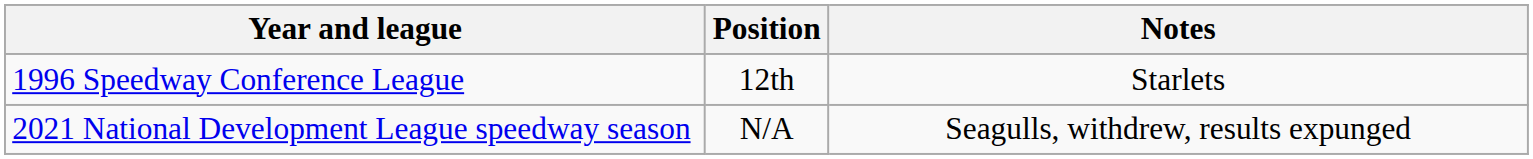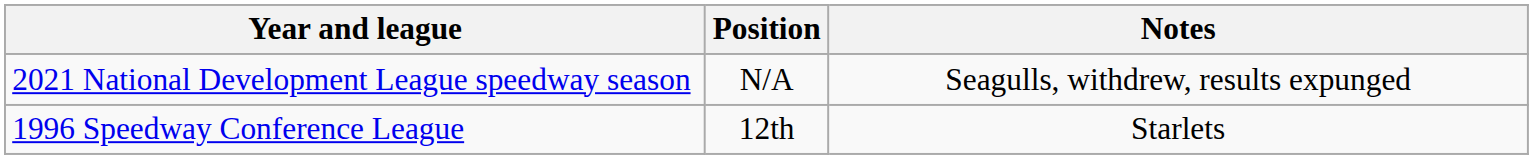rows swapped: (238, 79) <-> (351, 128)
